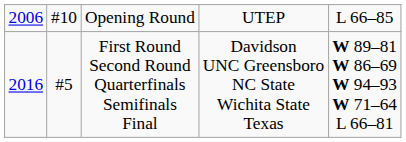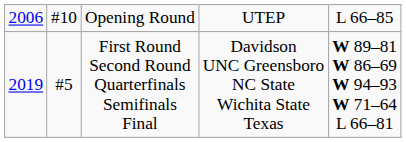(26, 84) 2016 -> (26, 84) 2019
